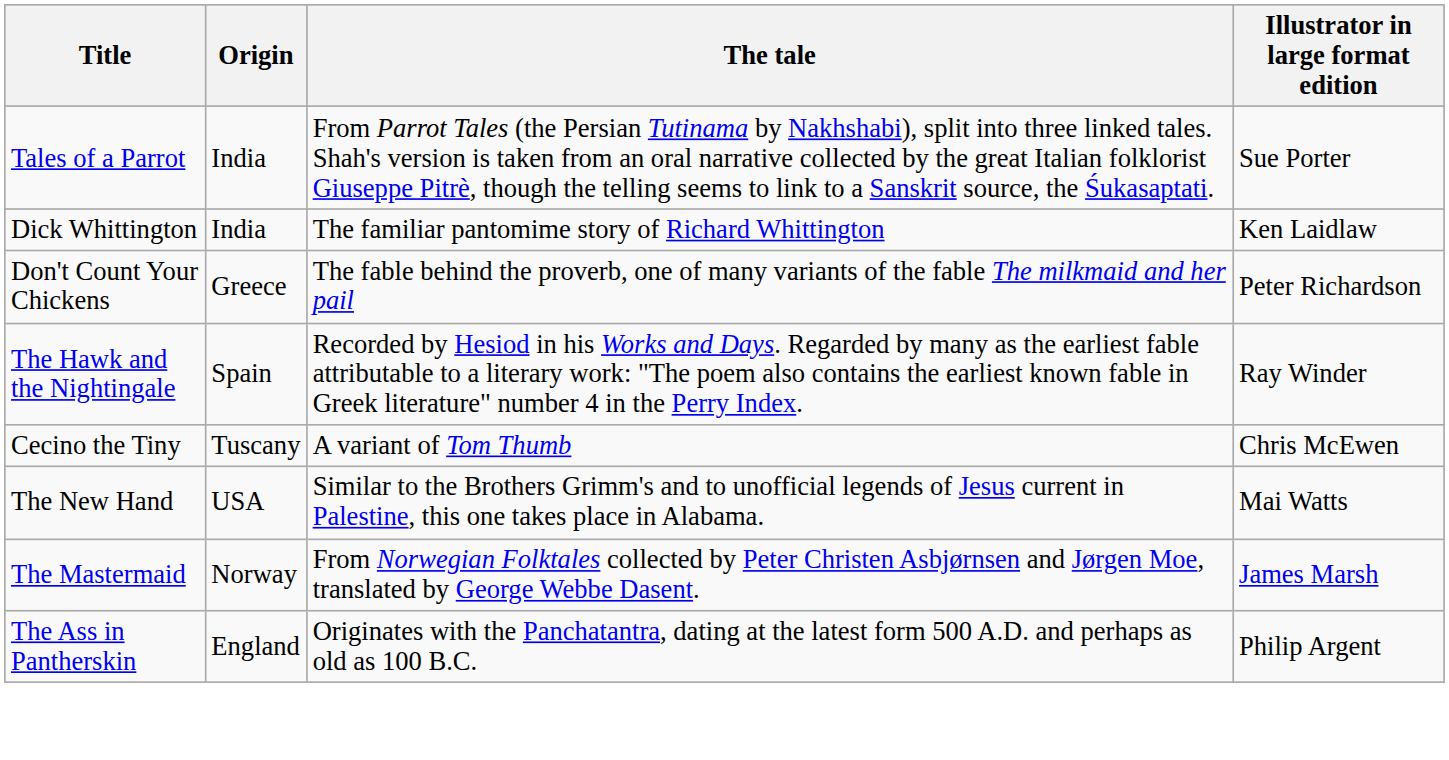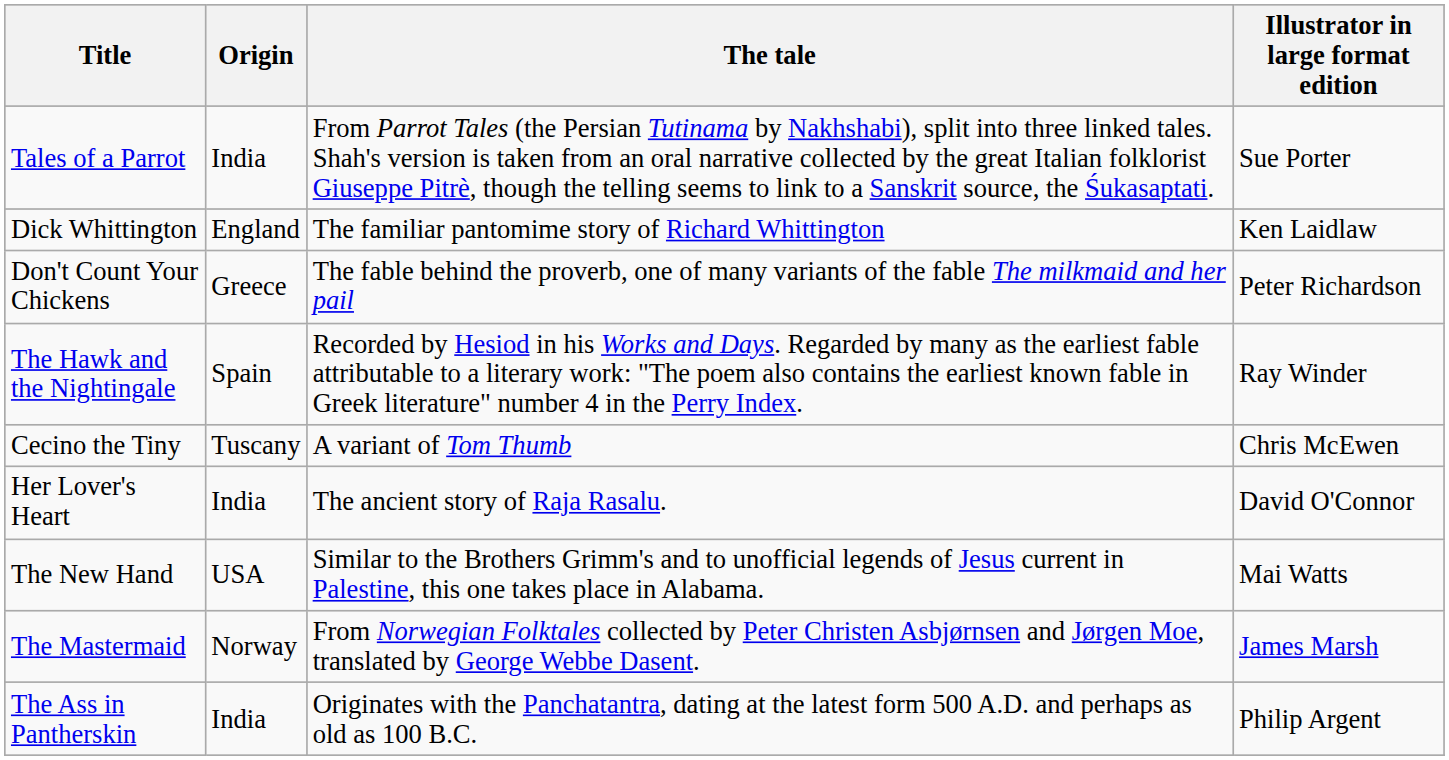(239, 229) India -> (256, 229) England
+ row: (73, 502)
(256, 646) England -> (239, 718) India
